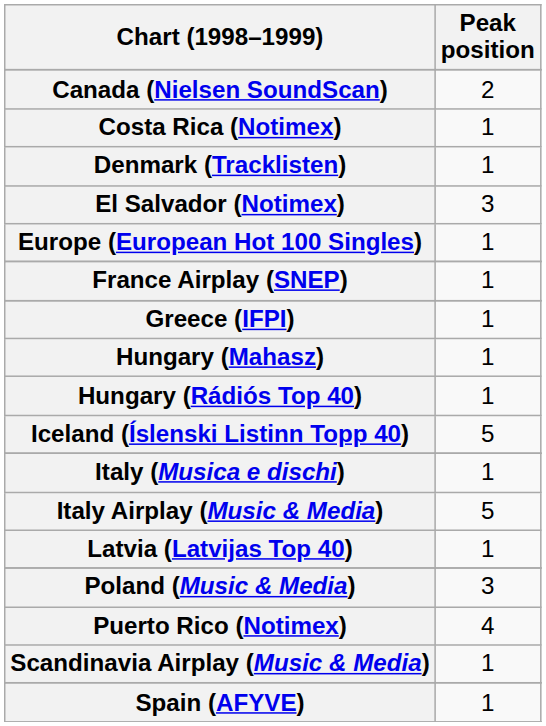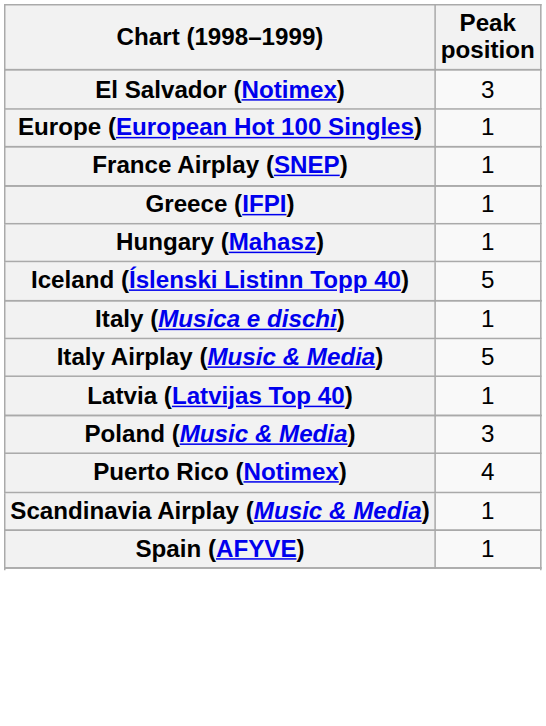- row: (220, 89)
- row: (220, 127)
- row: (220, 165)
- row: (220, 395)
